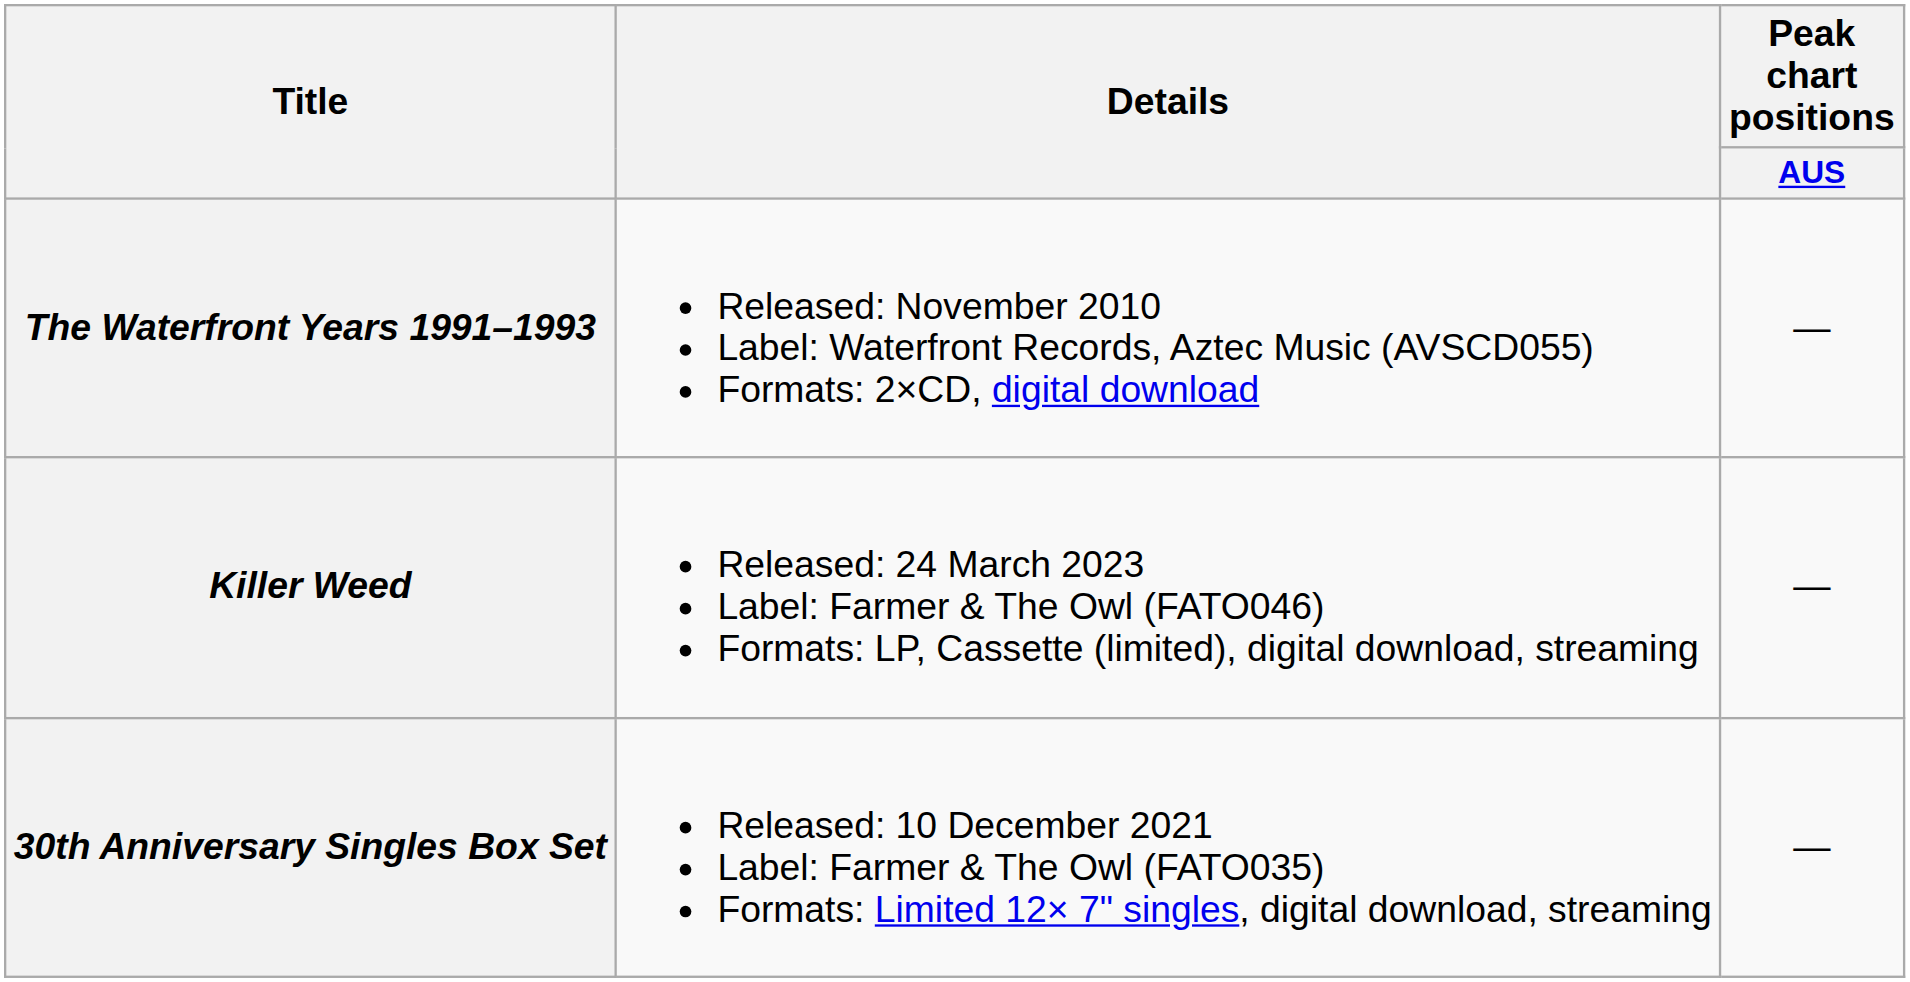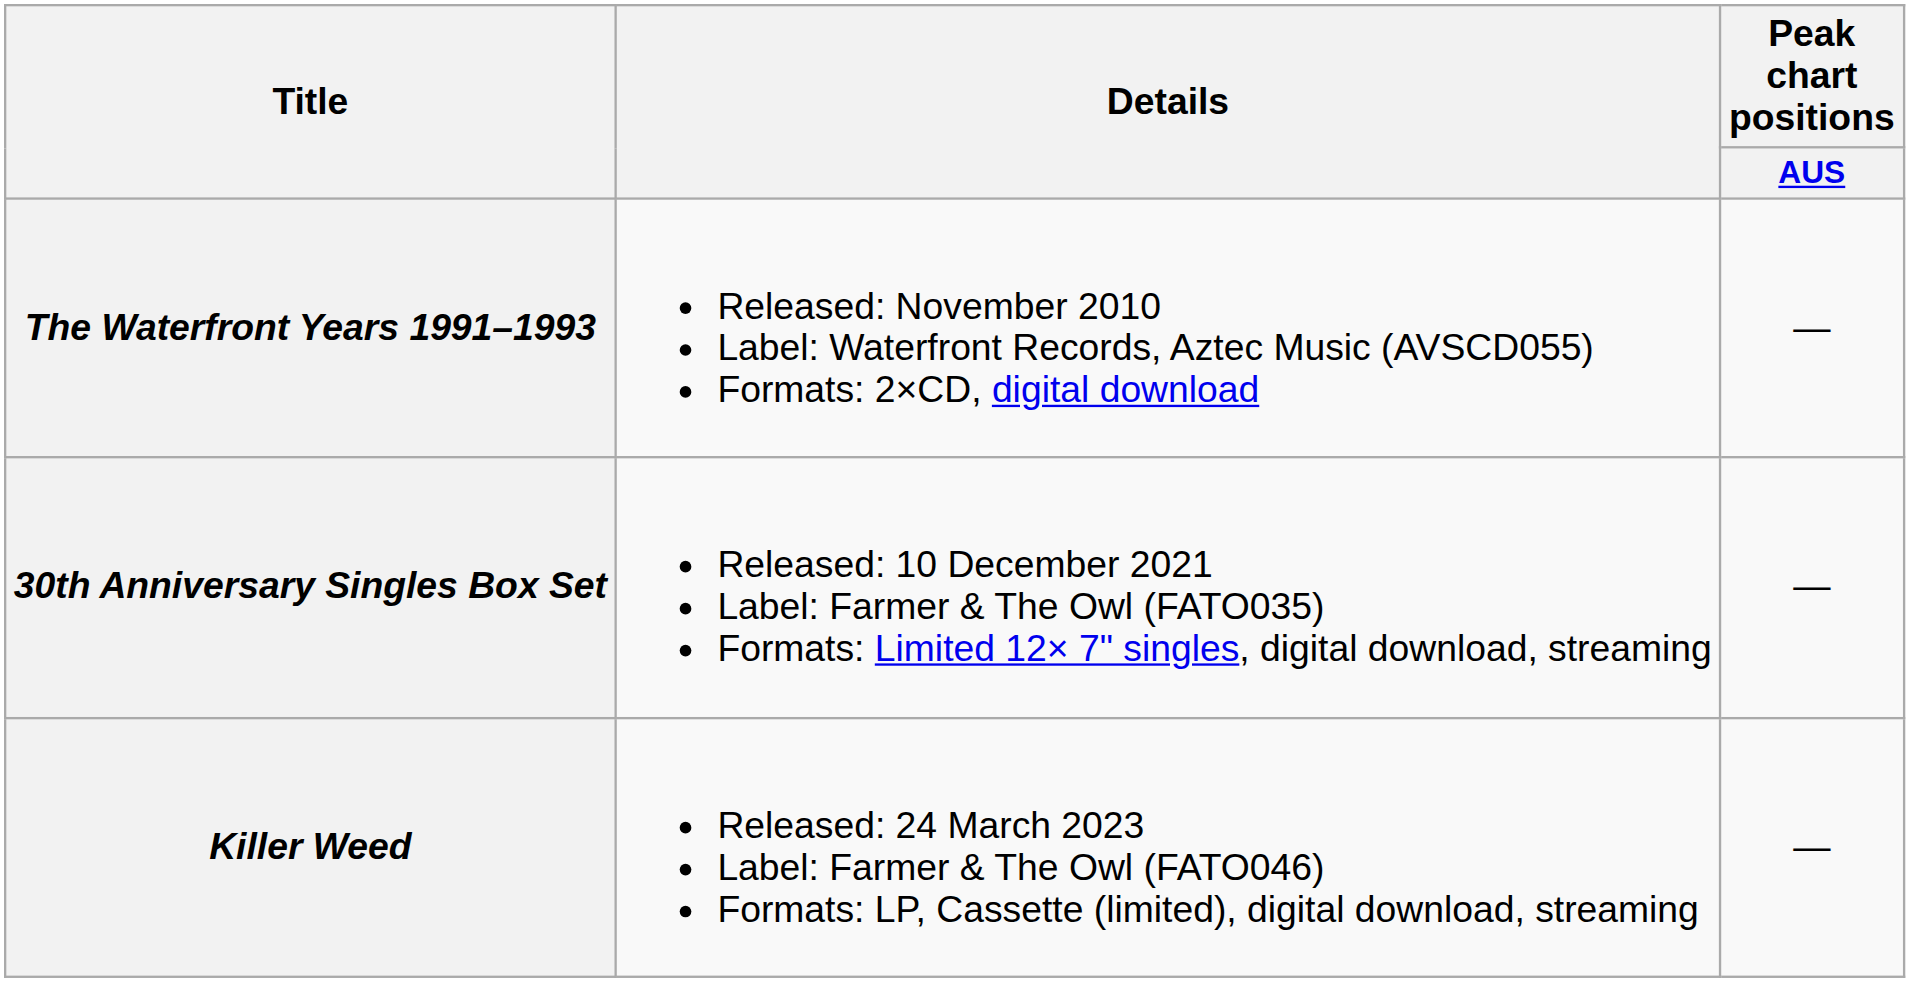rows swapped: (310, 846) <-> (310, 586)
